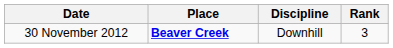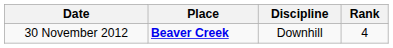(365, 33) 3 -> (365, 33) 4
